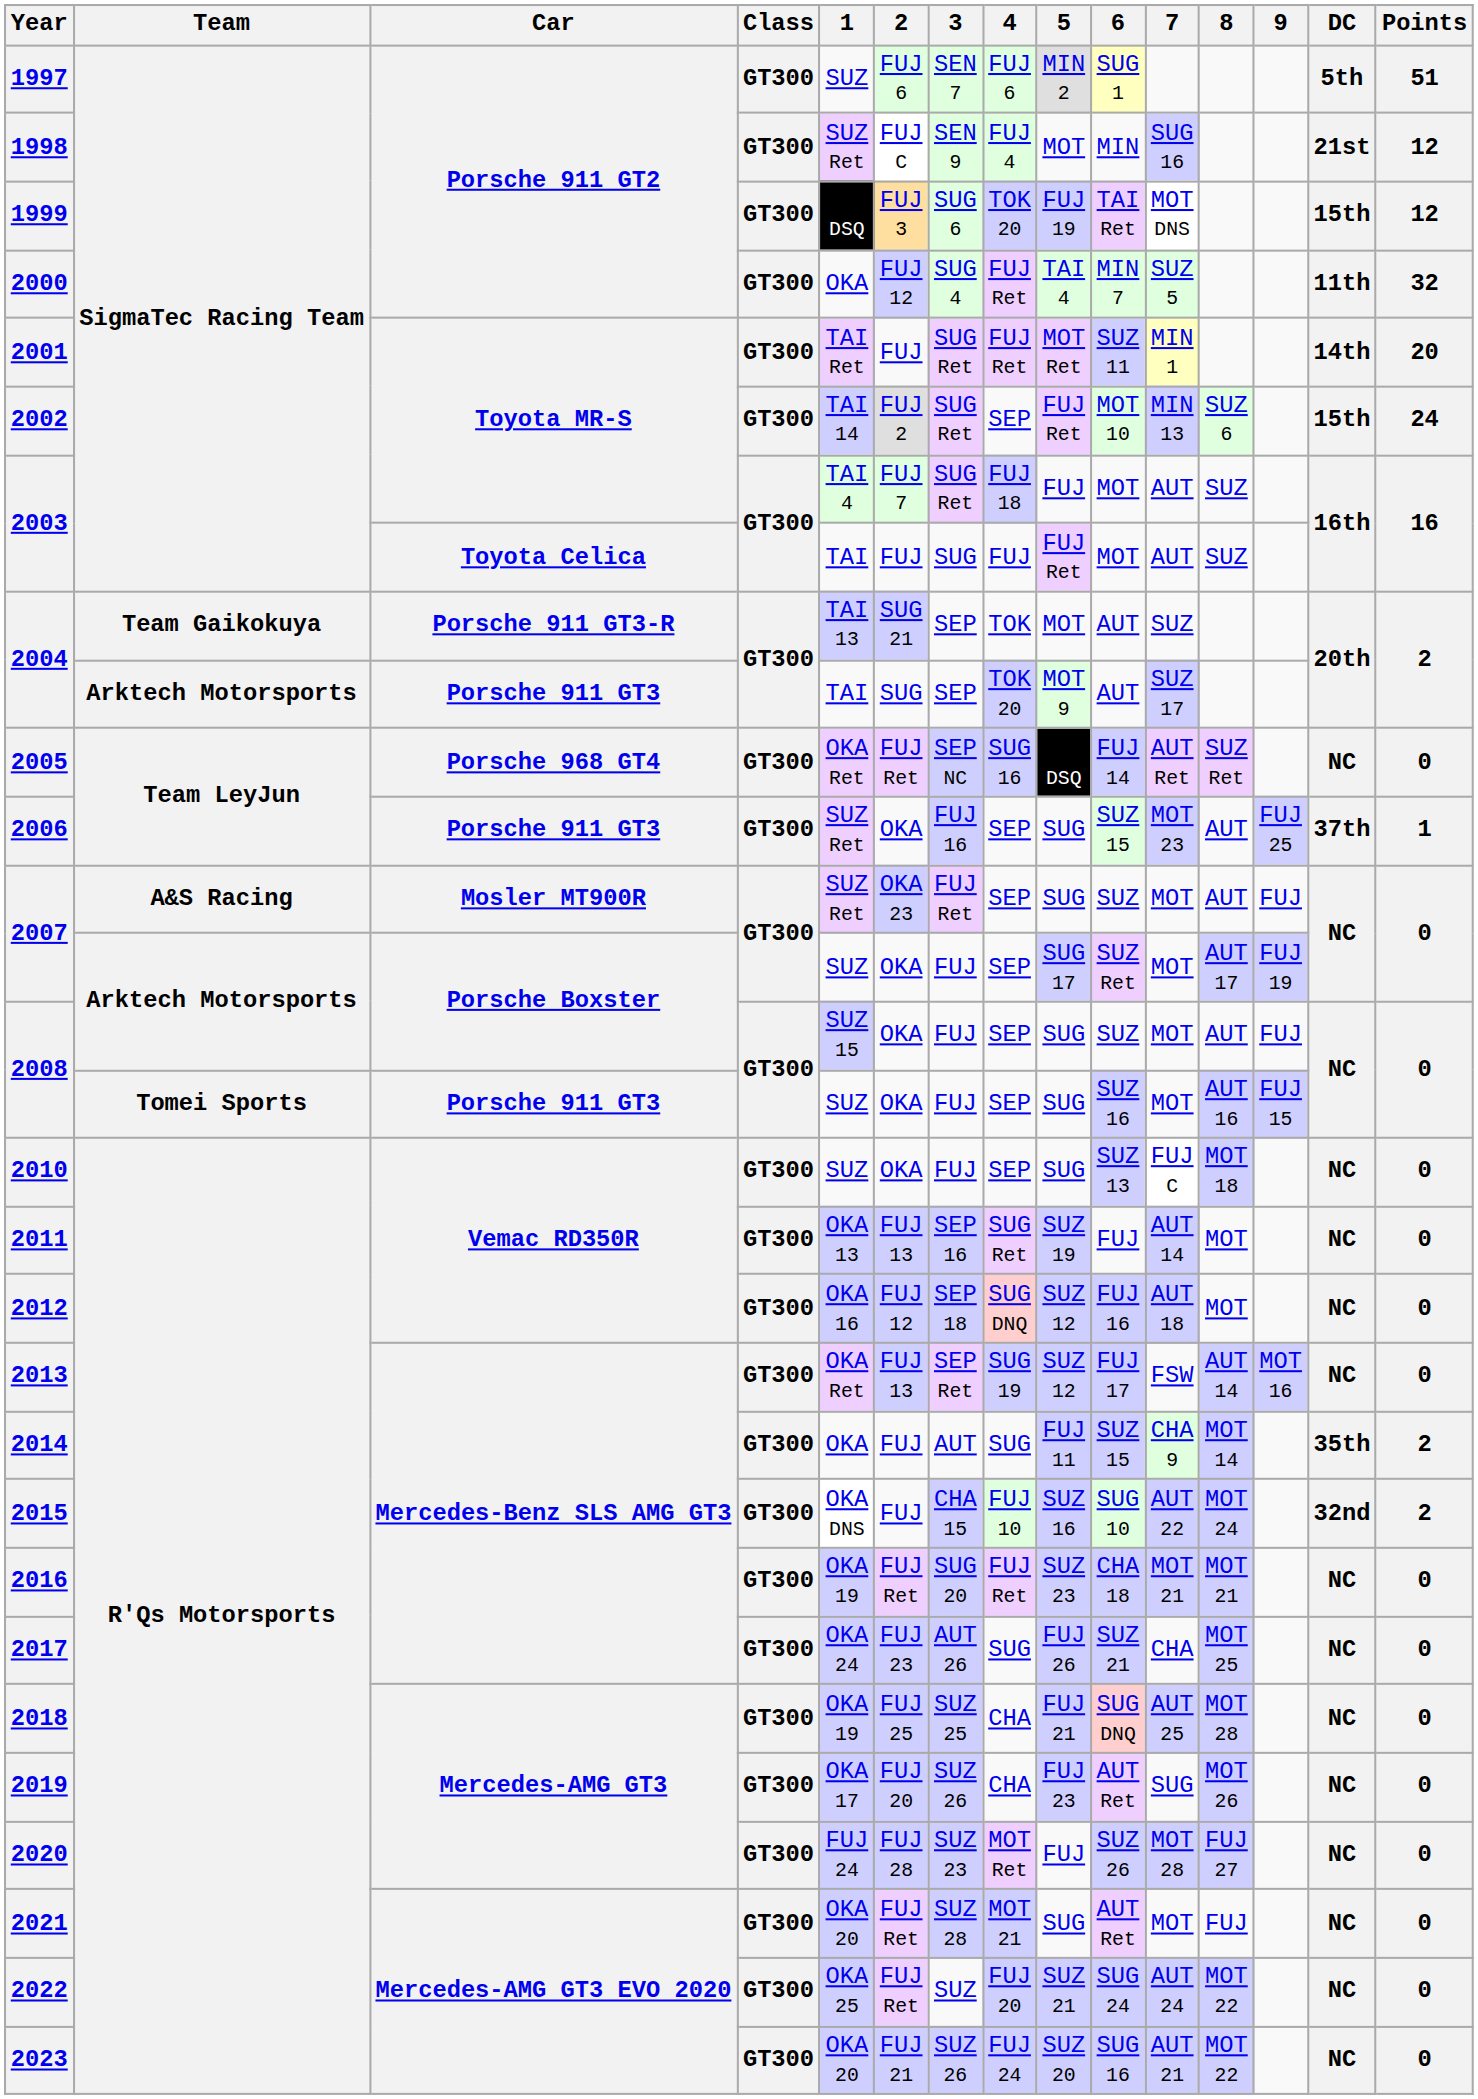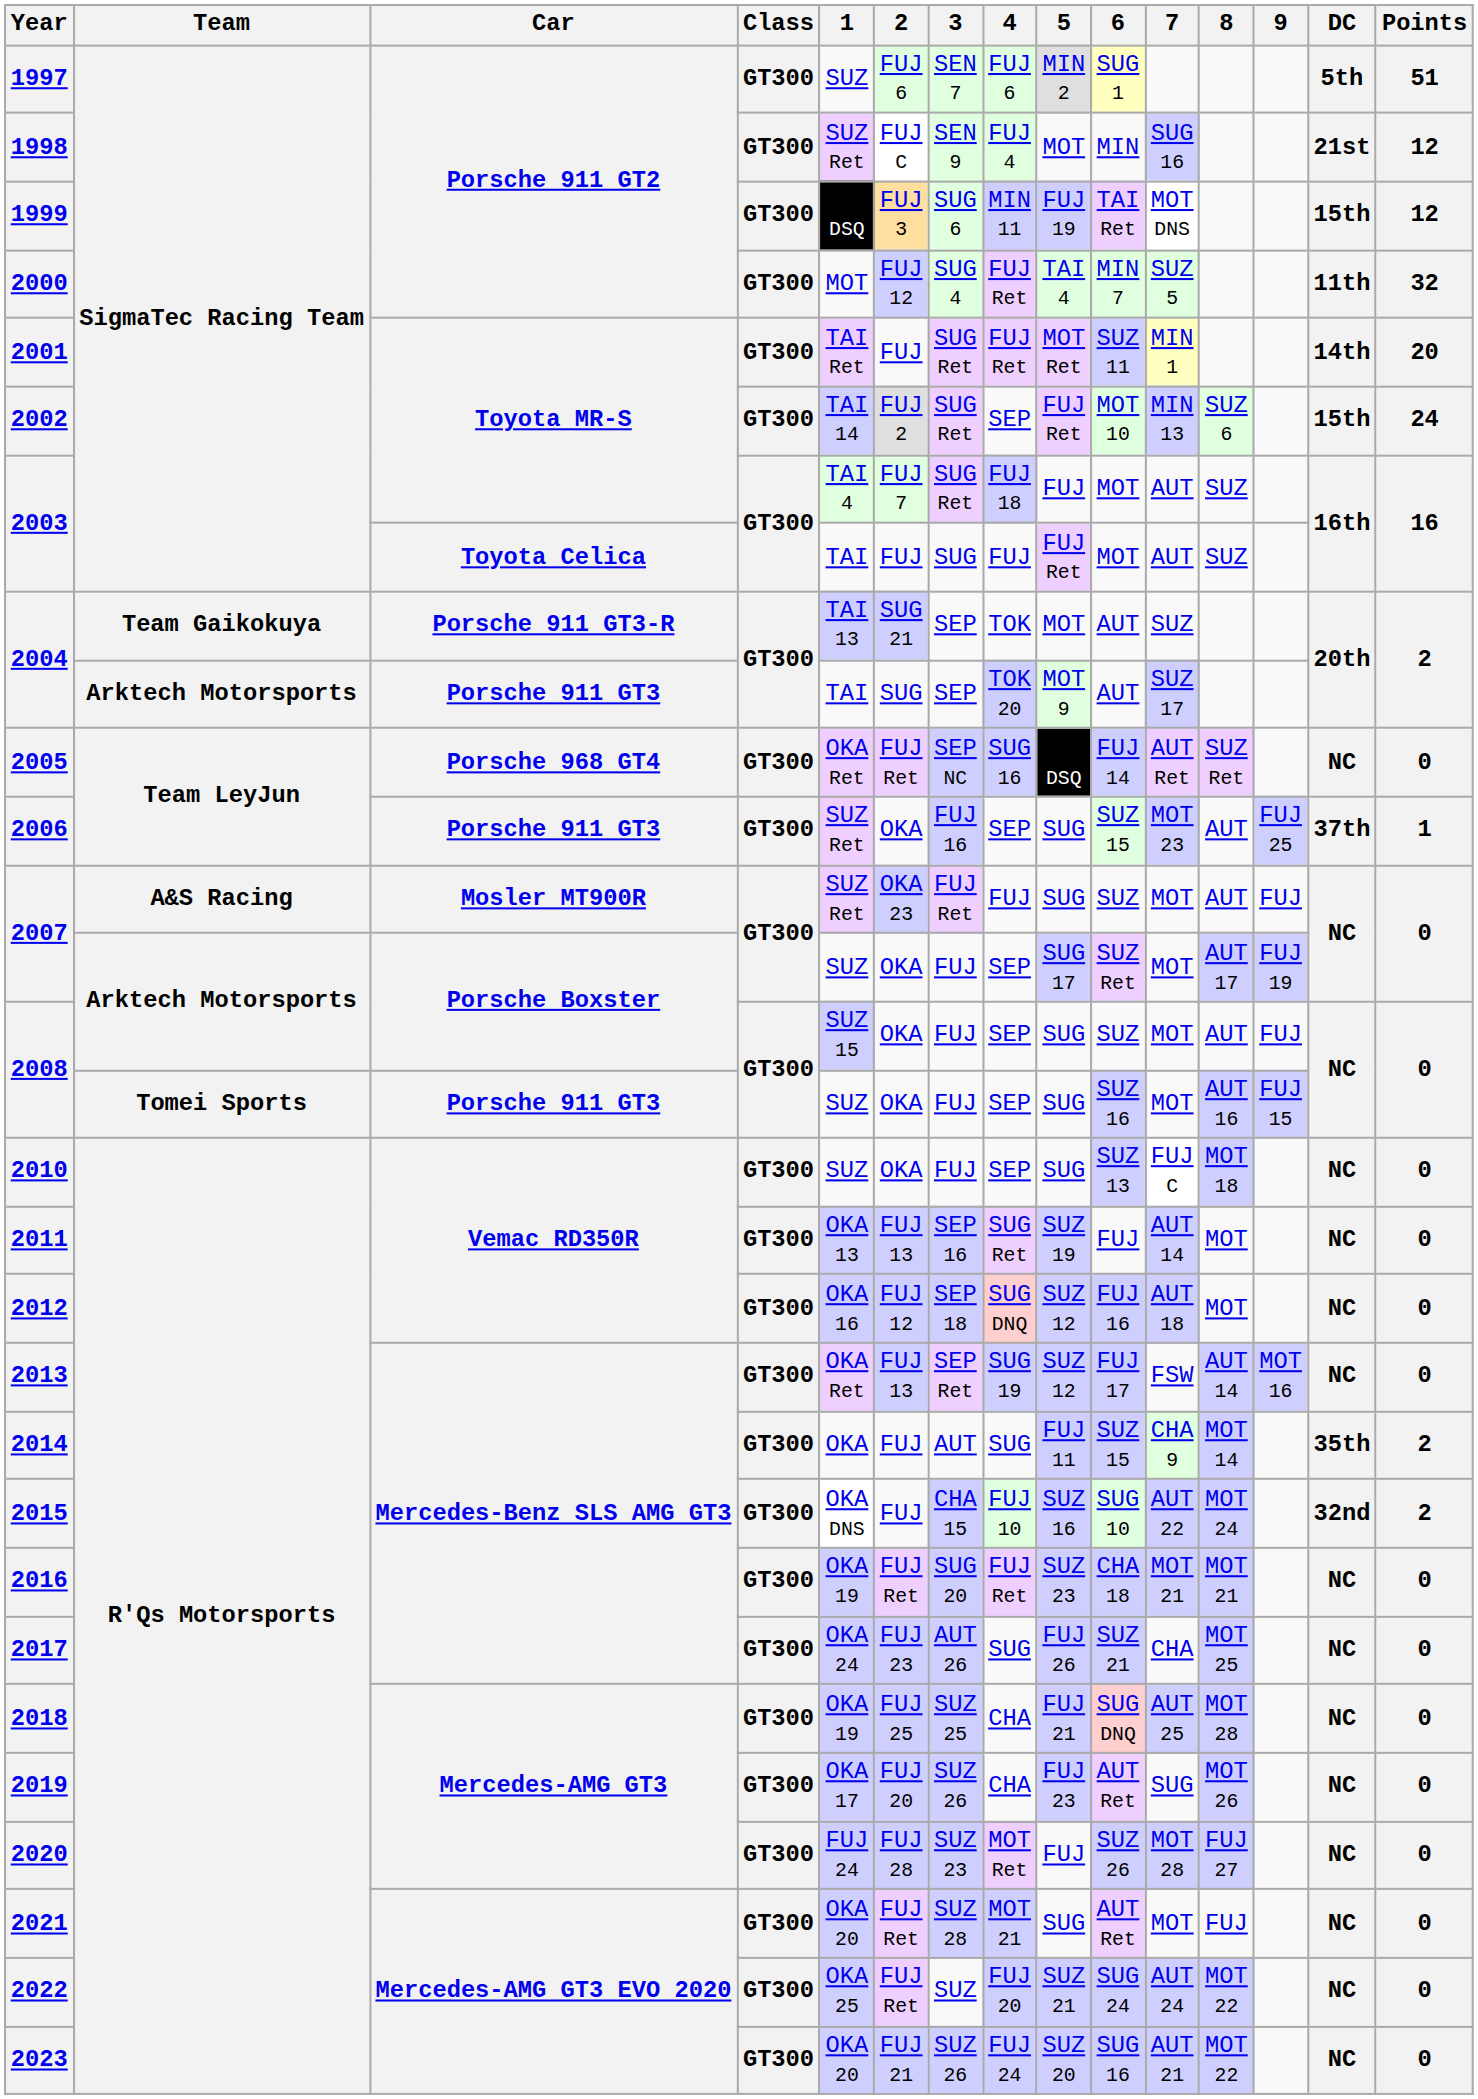(1010, 214) TOK 20 -> (1010, 214) MIN 11
(847, 284) OKA -> (847, 284) MOT
(1010, 899) SEP -> (1010, 899) FUJ
